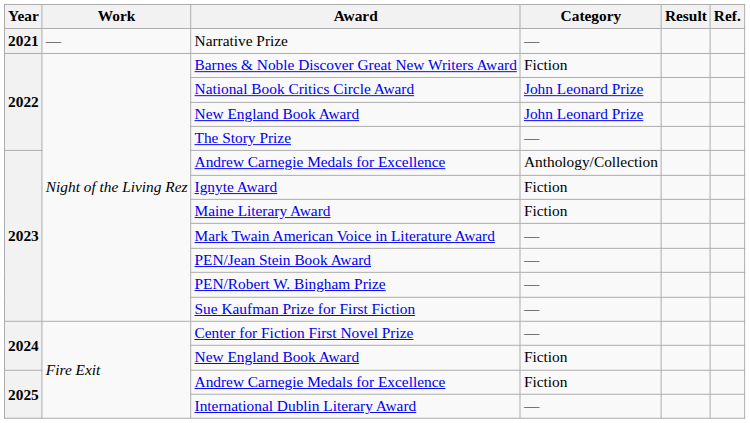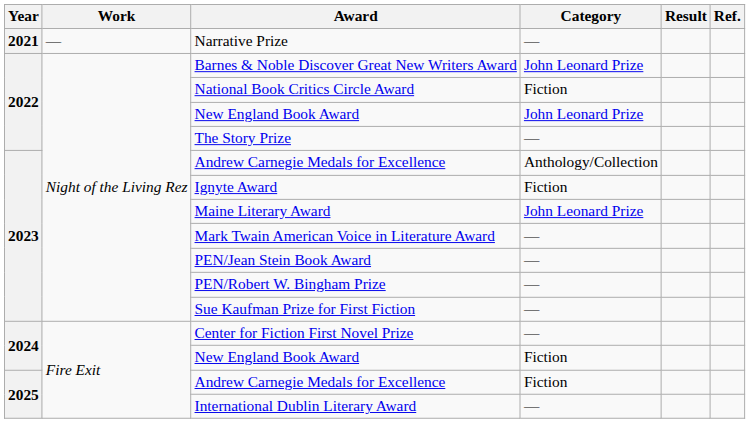(546, 65) Fiction -> (584, 65) John Leonard Prize
(584, 89) John Leonard Prize -> (546, 89) Fiction
(546, 211) Fiction -> (584, 211) John Leonard Prize
